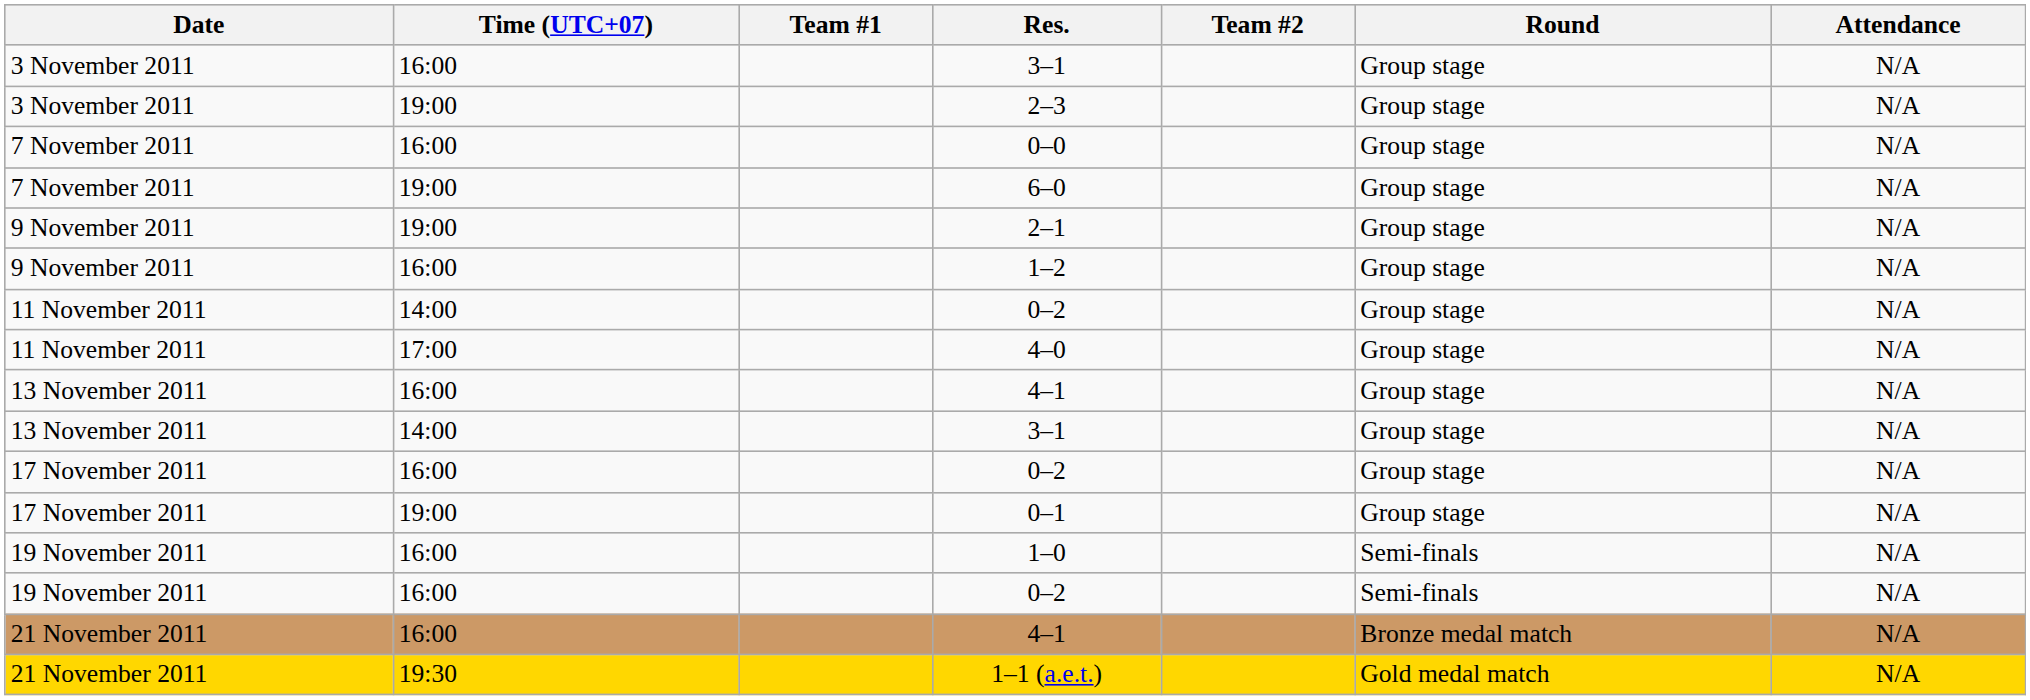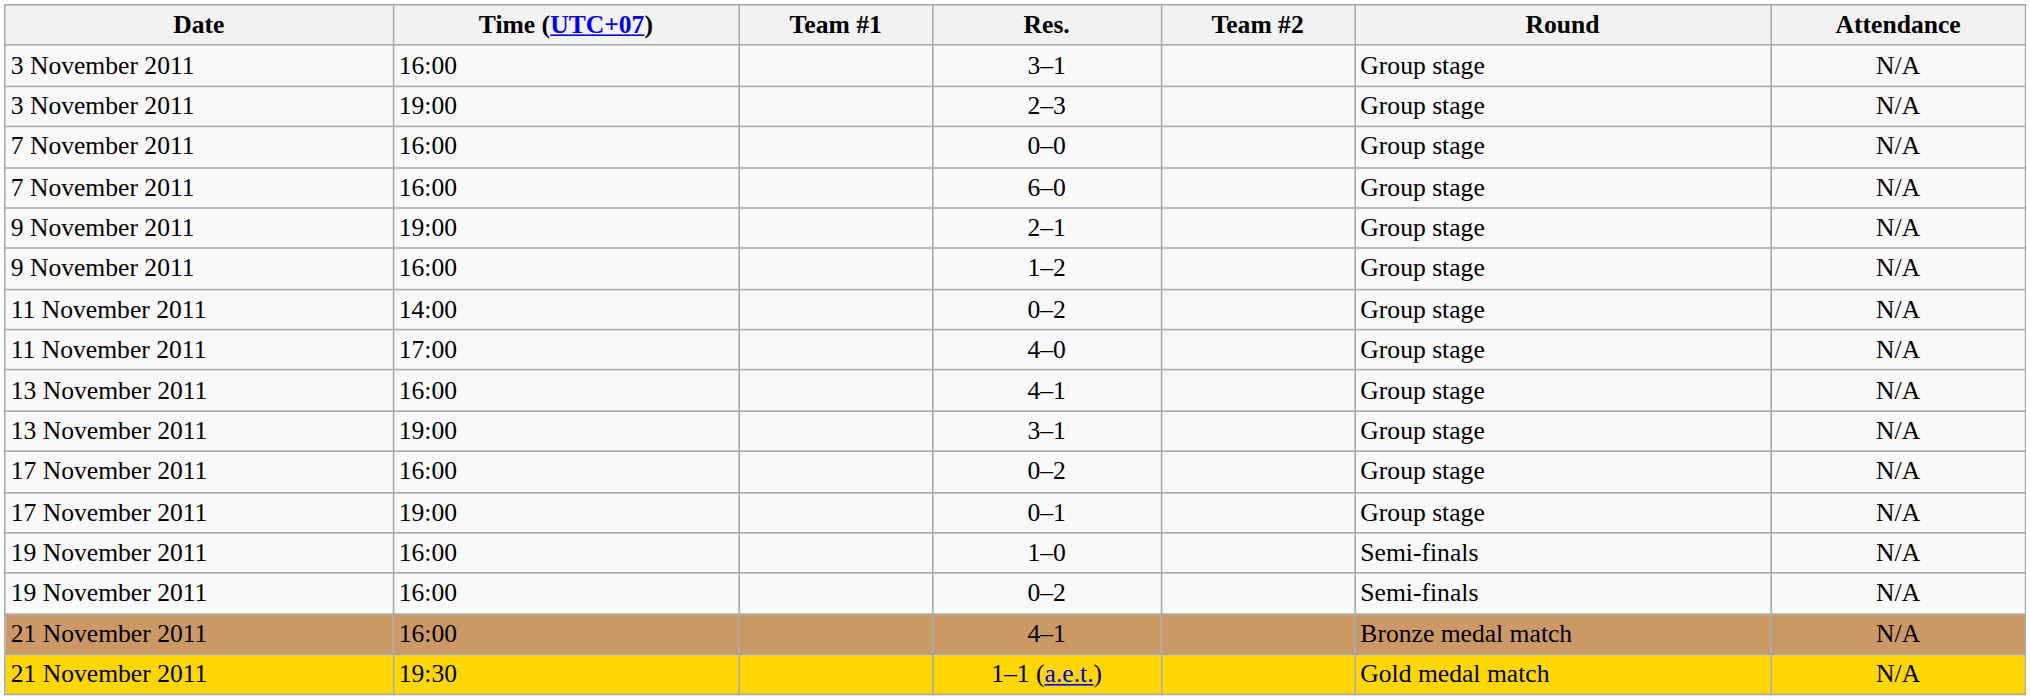(428, 187) 19:00 -> (428, 187) 16:00
(428, 430) 14:00 -> (428, 430) 19:00
